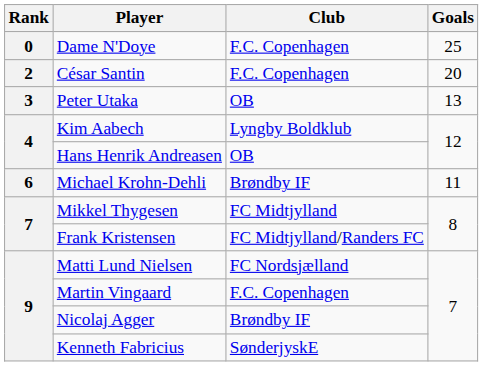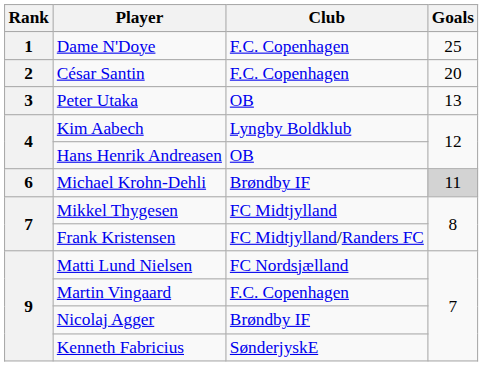(29, 45) 0 -> (29, 45) 1
(453, 182) no background -> (453, 182) lightgrey background
